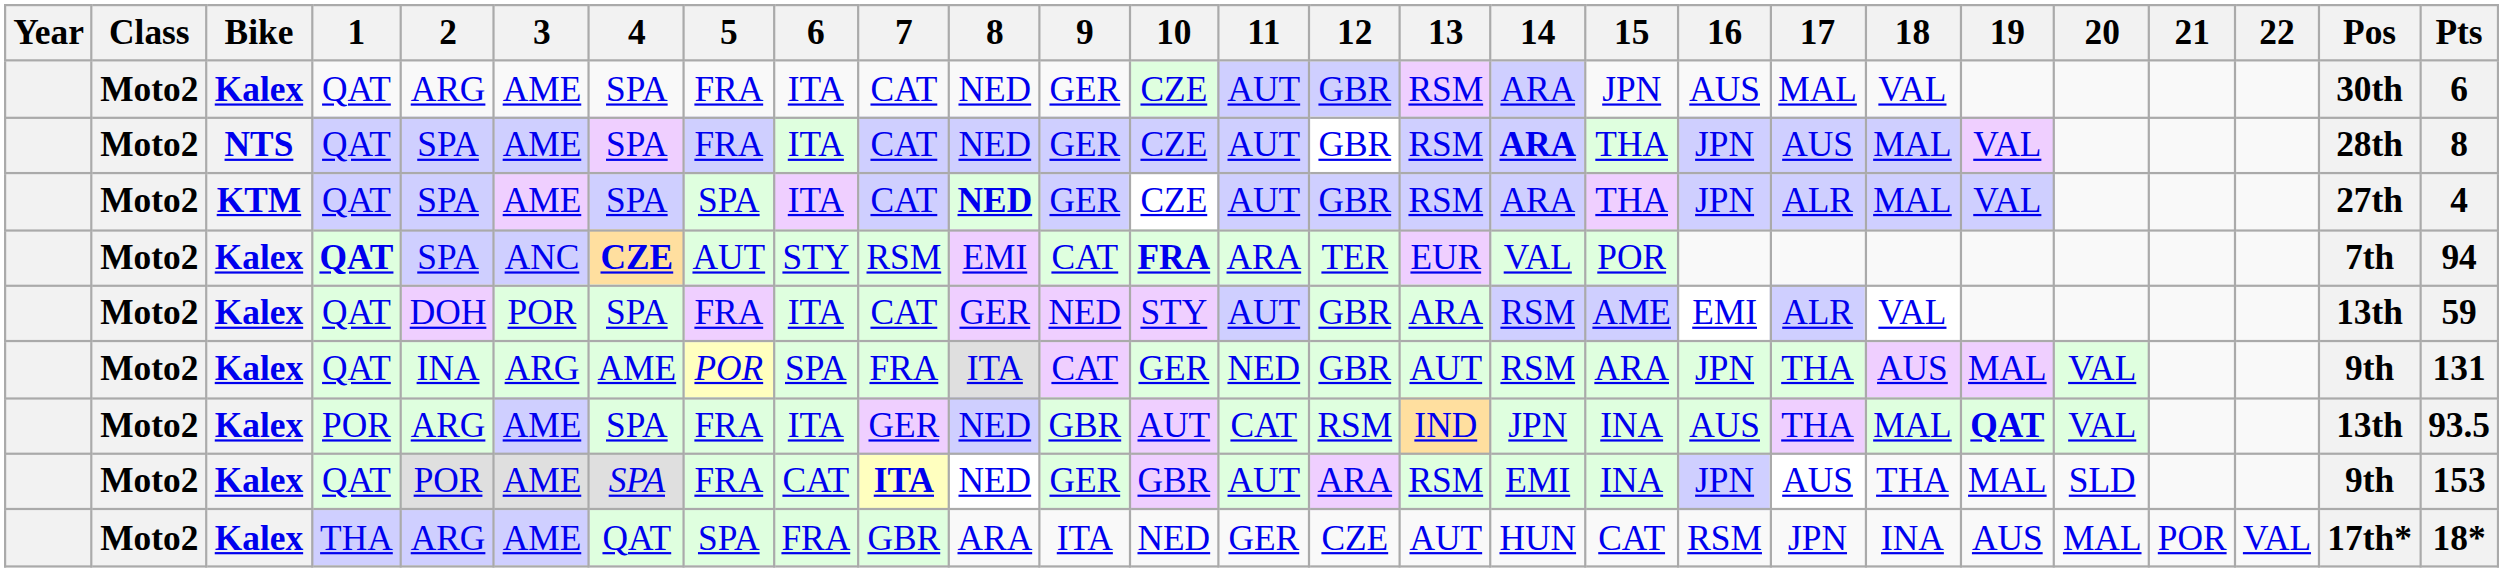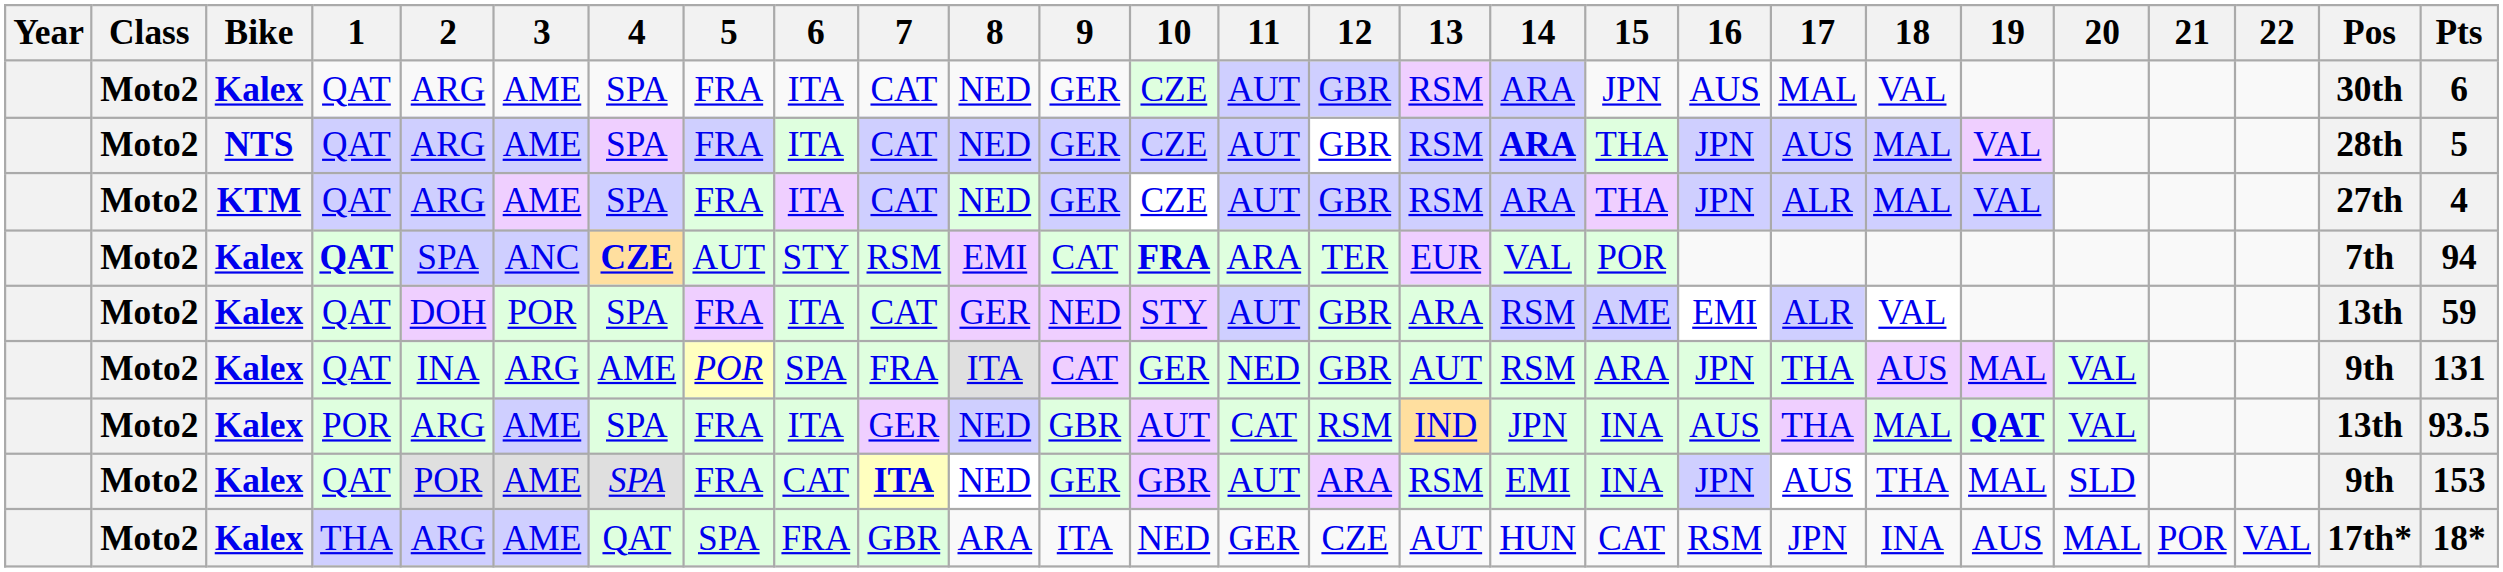(448, 144) SPA -> (448, 144) ARG
(2459, 144) 8 -> (2459, 144) 5
(448, 200) SPA -> (448, 200) ARG
(729, 200) SPA -> (729, 200) FRA
(995, 200) bold -> (995, 200) normal
